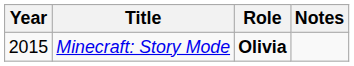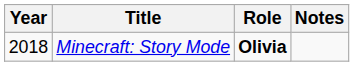(28, 46) 2015 -> (28, 46) 2018
